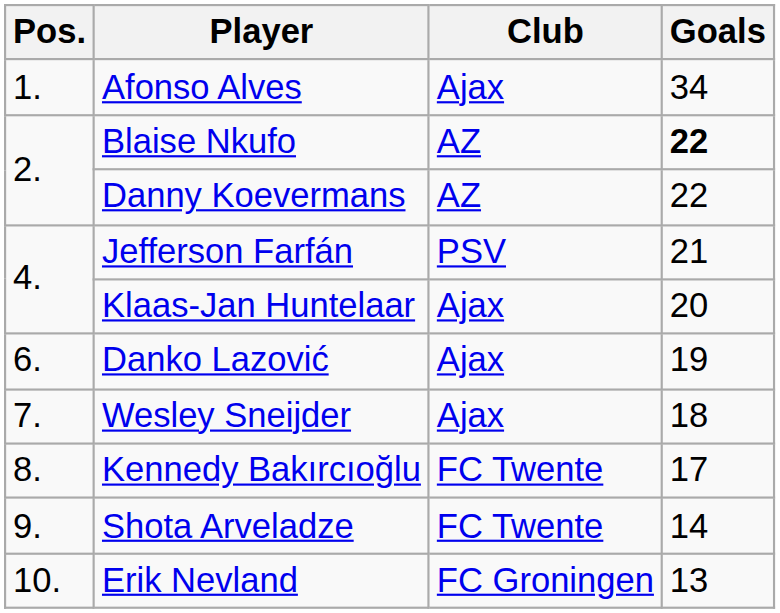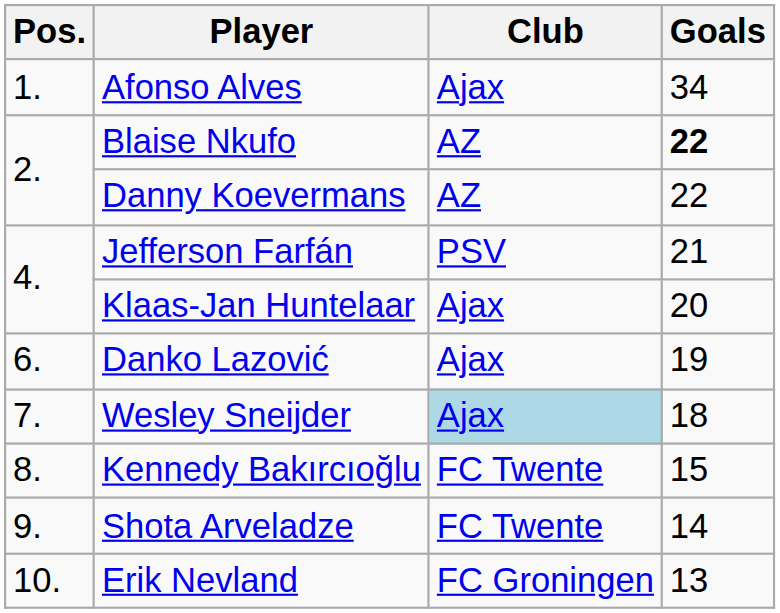(470, 415) no background -> (470, 415) lightblue background
(689, 470) 17 -> (689, 470) 15
